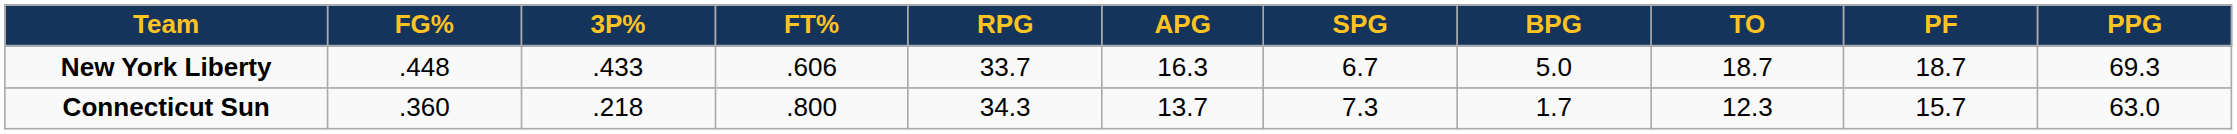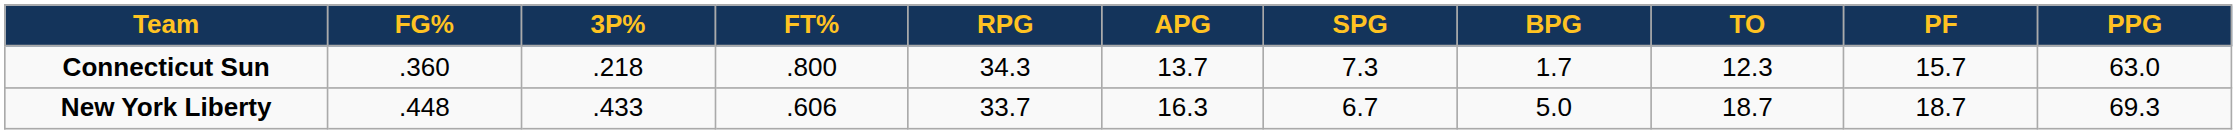rows swapped: (166, 107) <-> (166, 66)
